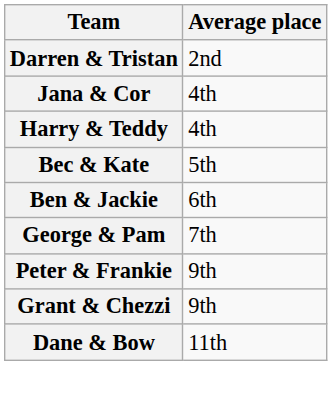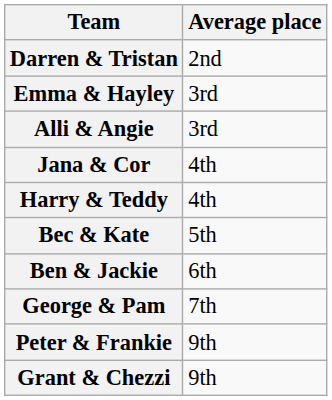+ row: (94, 93)
+ row: (94, 128)
- row: (94, 341)
